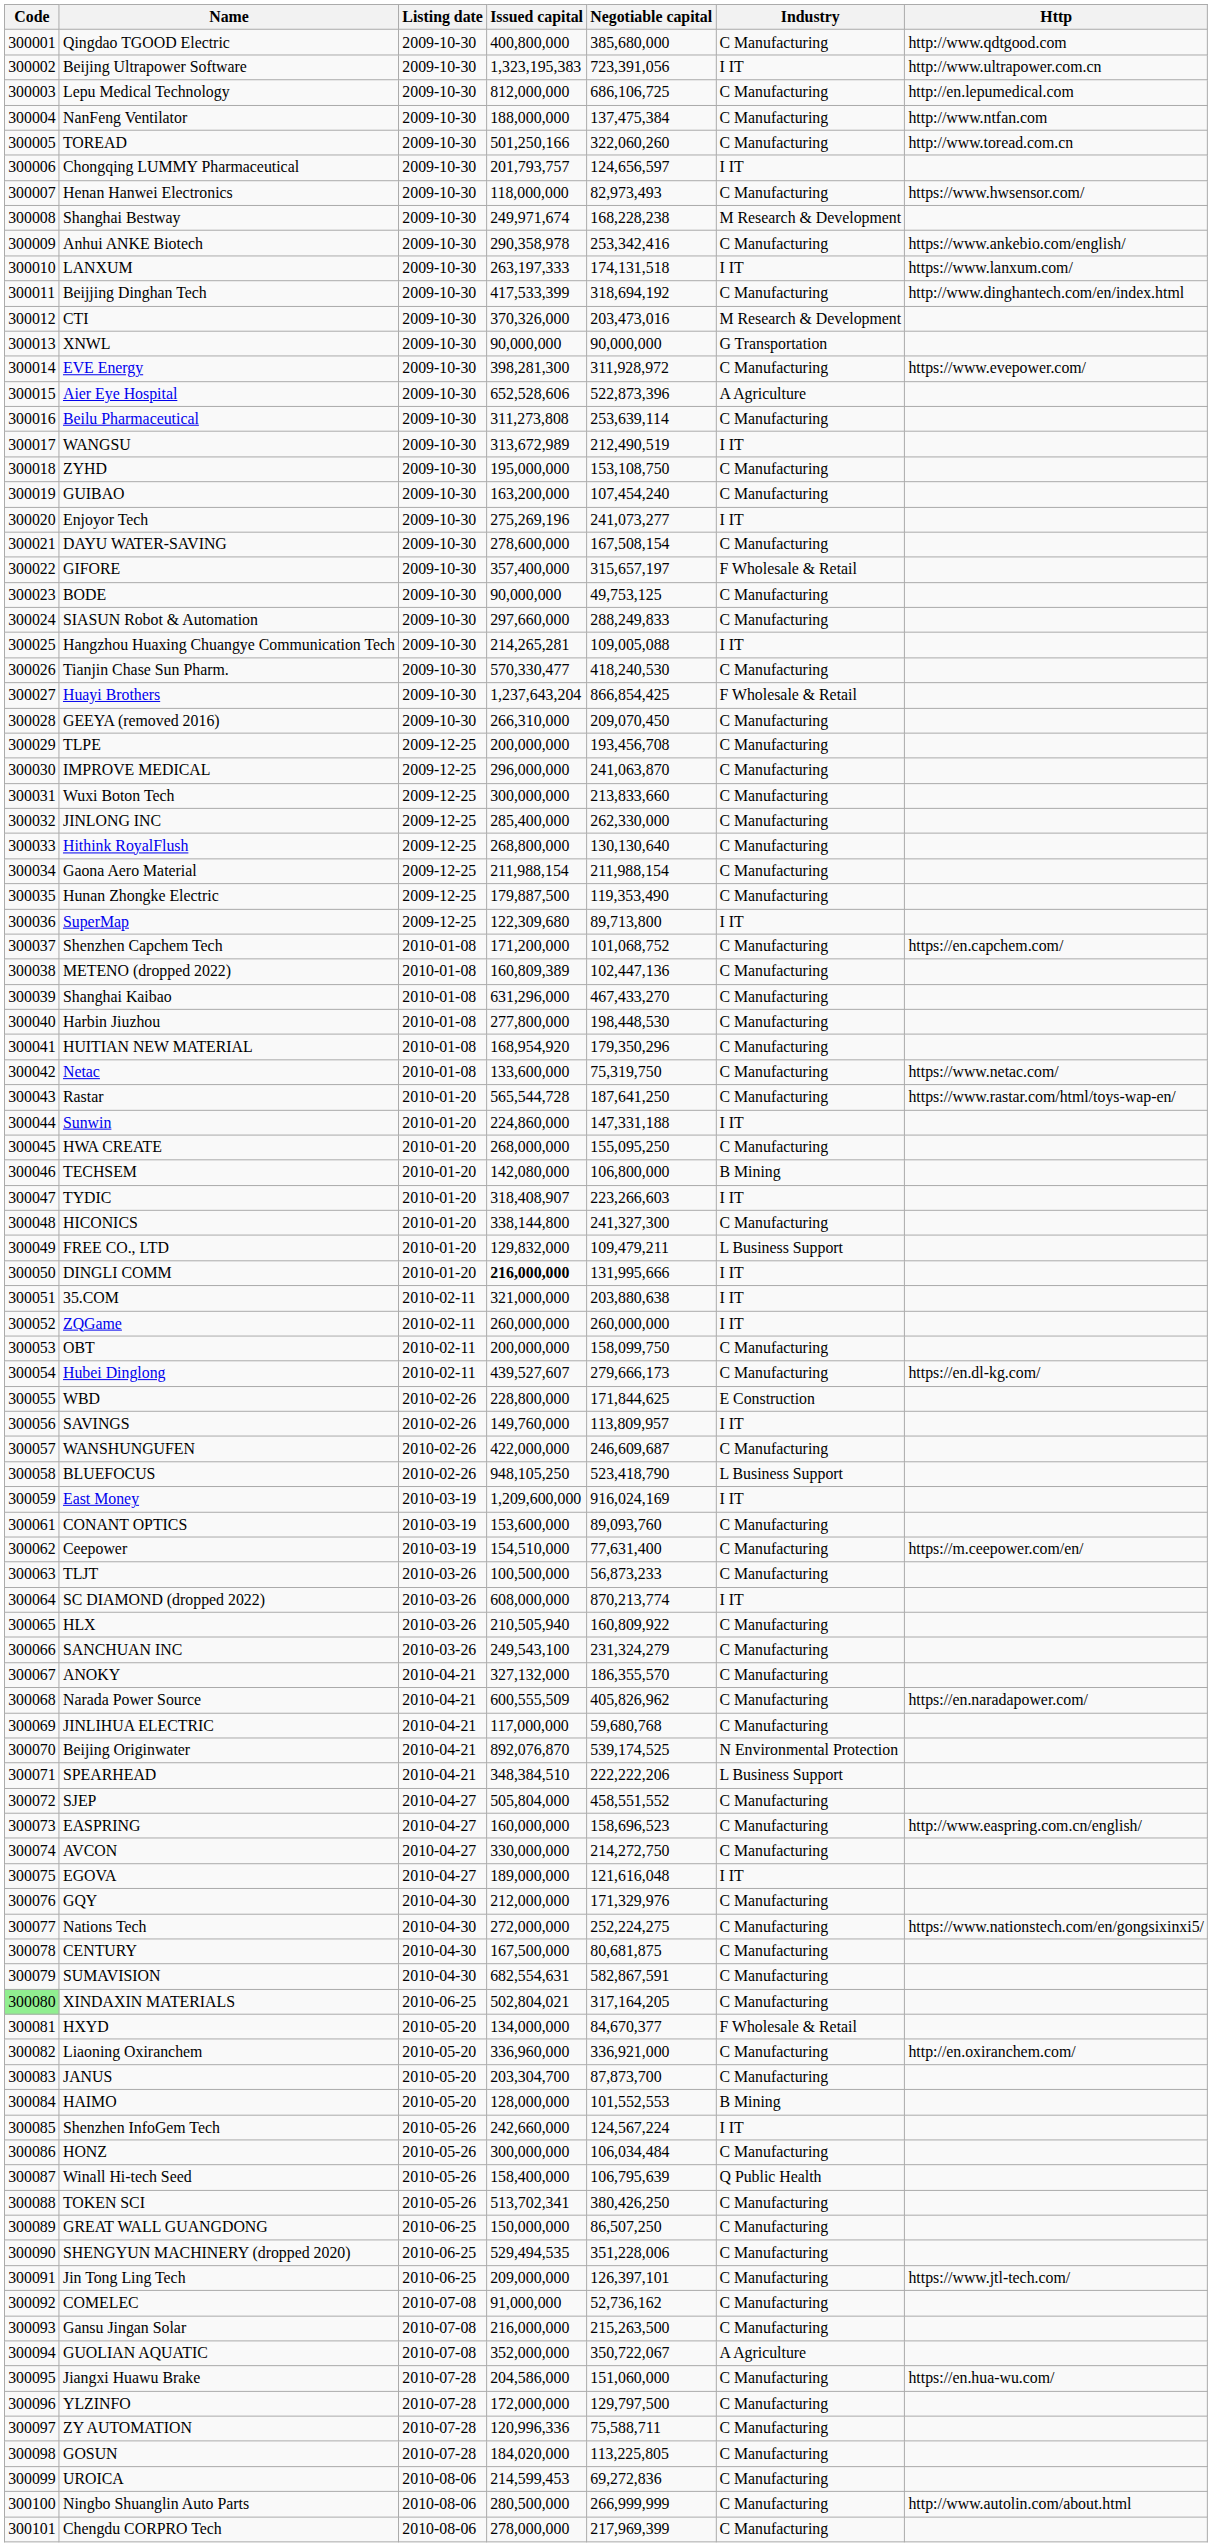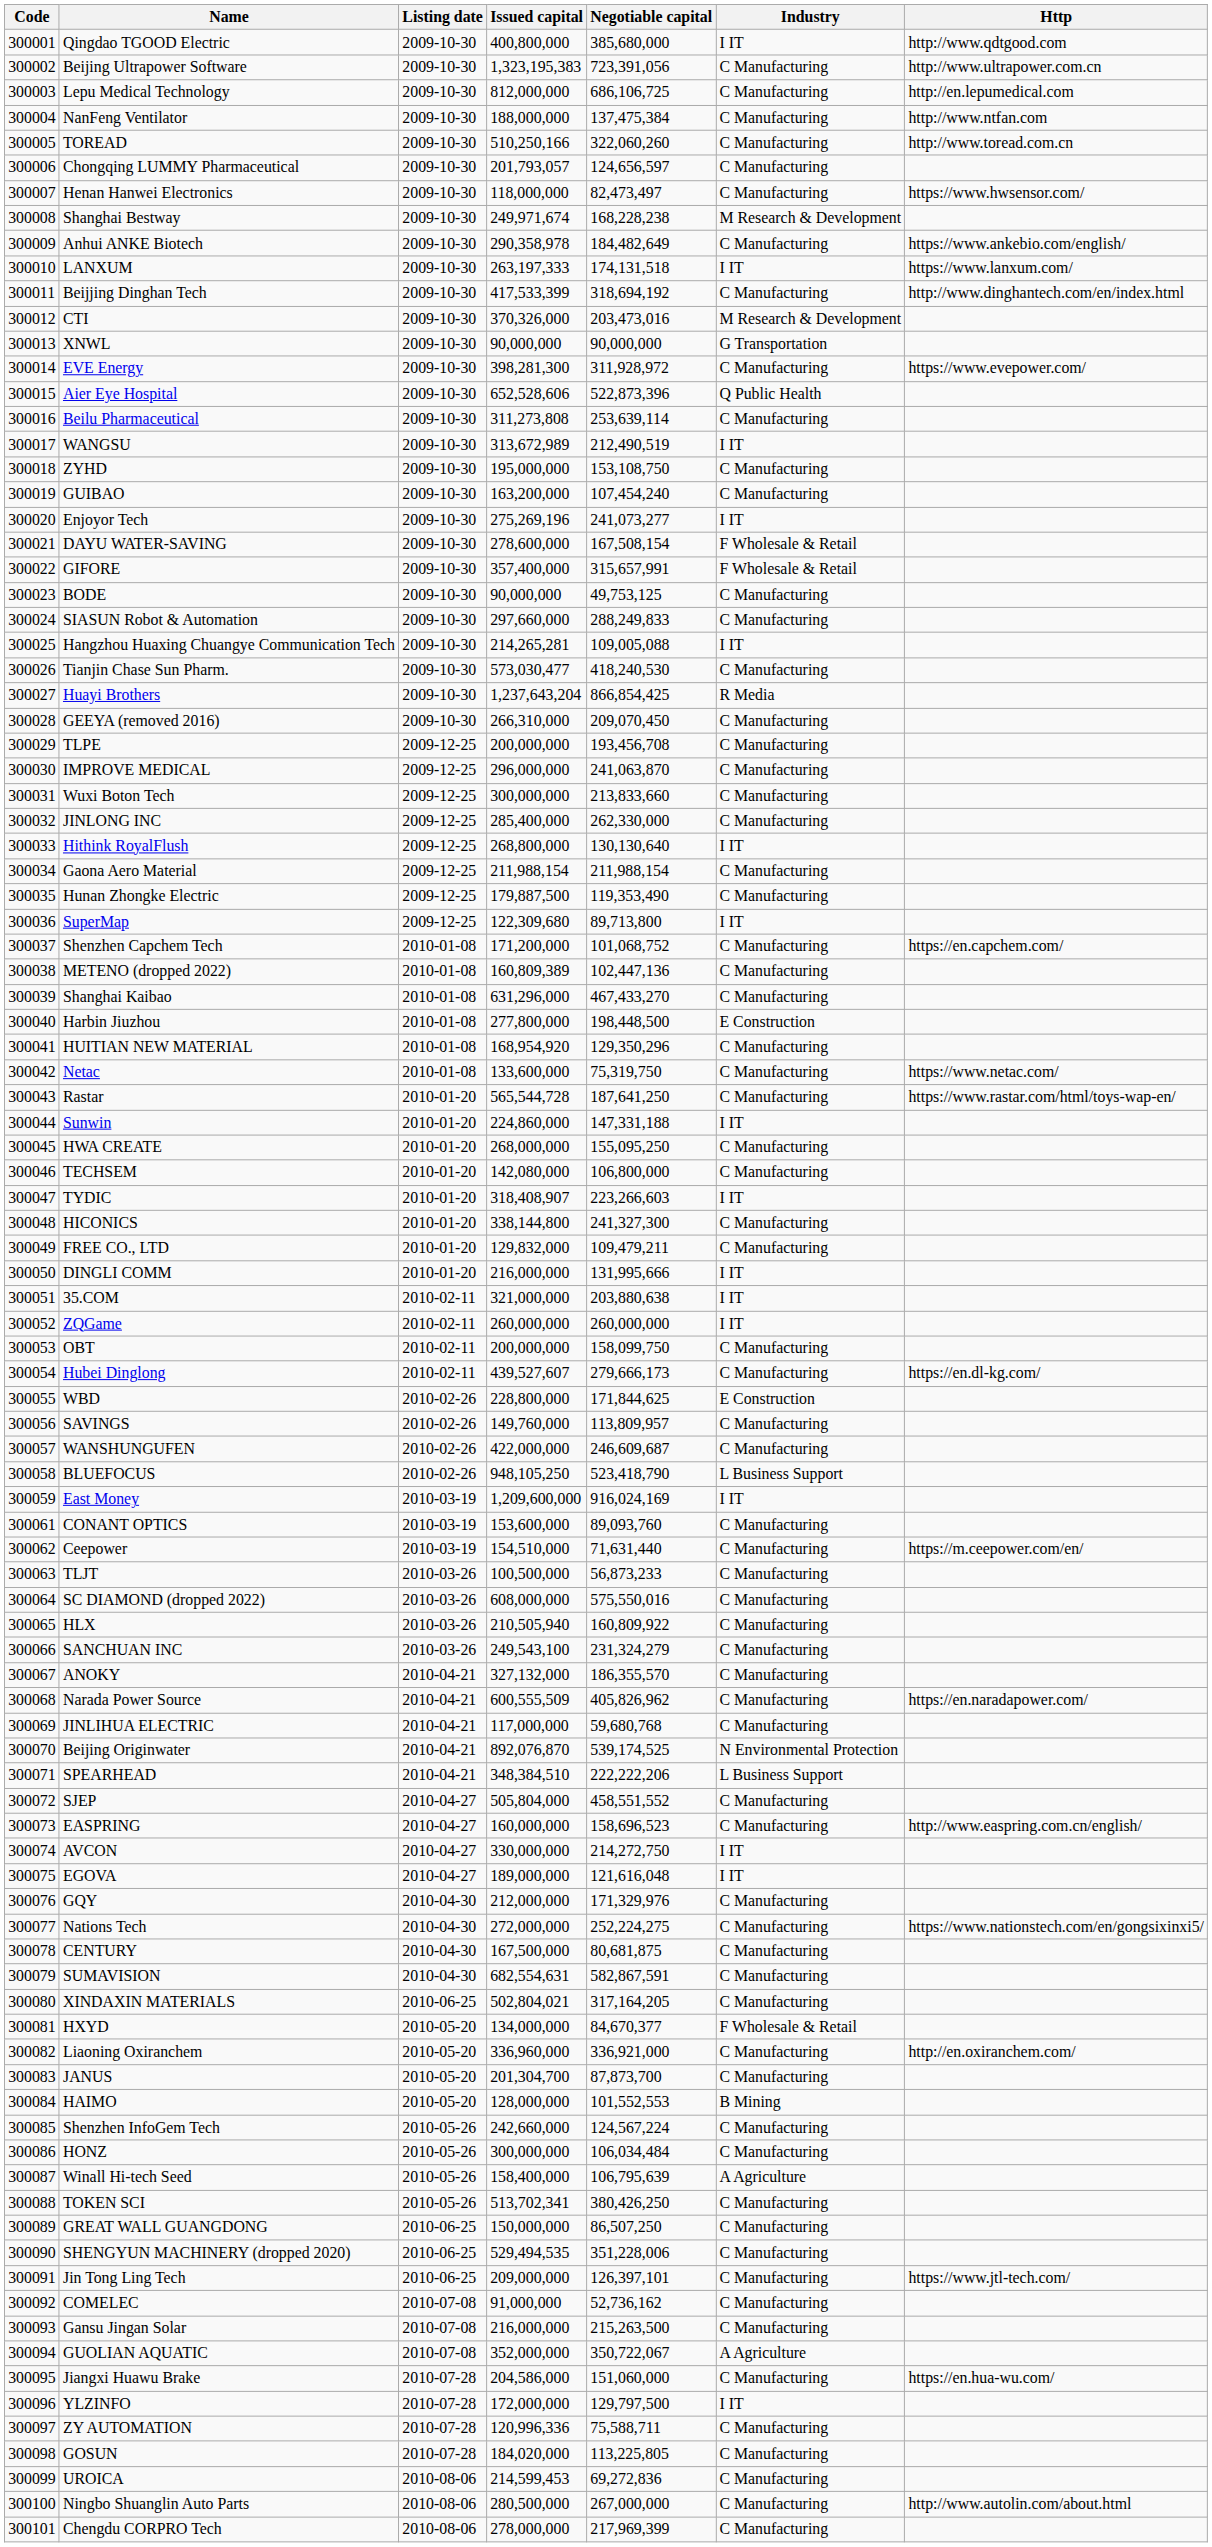(774, 42) C Manufacturing -> (732, 42) I IT
(732, 67) I IT -> (774, 67) C Manufacturing
(530, 142) 501,250,166 -> (530, 142) 510,250,166
(530, 167) 201,793,757 -> (530, 167) 201,793,057
(732, 167) I IT -> (774, 167) C Manufacturing
(626, 192) 82,973,493 -> (626, 192) 82,473,497
(630, 243) 253,342,416 -> (630, 243) 184,482,649
(763, 393) A Agriculture -> (771, 393) Q Public Health
(774, 544) C Manufacturing -> (788, 544) F Wholesale & Retail
(630, 569) 315,657,197 -> (630, 569) 315,657,991
(530, 670) 570,330,477 -> (530, 670) 573,030,477
(788, 695) F Wholesale & Retail -> (747, 695) R Media
(774, 846) C Manufacturing -> (732, 846) I IT
(630, 1021) 198,448,530 -> (630, 1021) 198,448,500
(774, 1021) C Manufacturing -> (767, 1021) E Construction
(630, 1047) 179,350,296 -> (630, 1047) 129,350,296
(750, 1172) B Mining -> (774, 1172) C Manufacturing
(781, 1248) L Business Support -> (774, 1248) C Manufacturing
(530, 1273) bold -> (530, 1273) normal
(732, 1423) I IT -> (774, 1423) C Manufacturing
(626, 1549) 77,631,400 -> (626, 1549) 71,631,440
(630, 1599) 870,213,774 -> (630, 1599) 575,550,016
(732, 1599) I IT -> (774, 1599) C Manufacturing
(774, 1850) C Manufacturing -> (732, 1850) I IT
(32, 2001) lightgreen background -> (32, 2001) no background
(530, 2077) 203,304,700 -> (530, 2077) 201,304,700
(732, 2127) I IT -> (774, 2127) C Manufacturing
(771, 2177) Q Public Health -> (763, 2177) A Agriculture
(774, 2403) C Manufacturing -> (732, 2403) I IT
(630, 2504) 266,999,999 -> (630, 2504) 267,000,000
